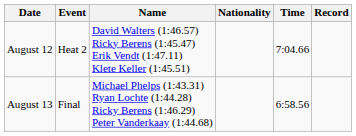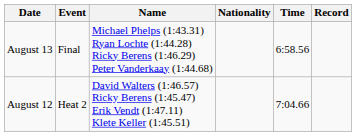rows swapped: (30, 49) <-> (30, 104)
